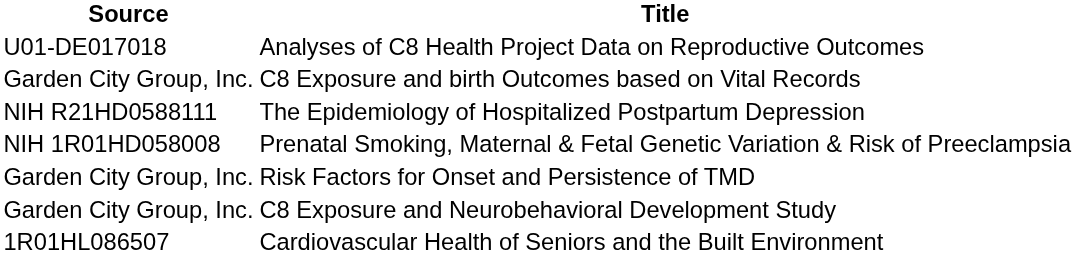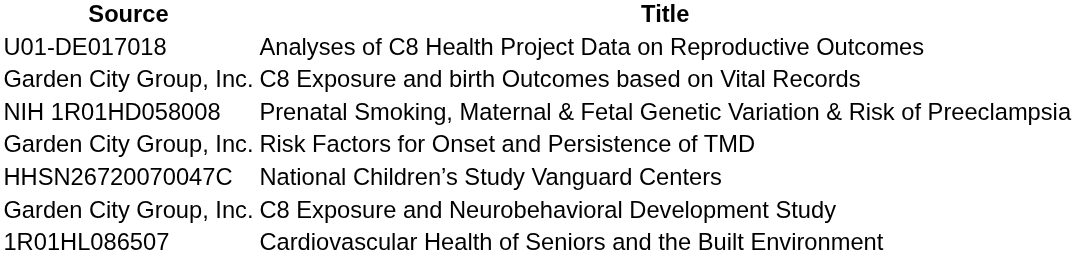- row: (562, 112)
+ row: (491, 177)
